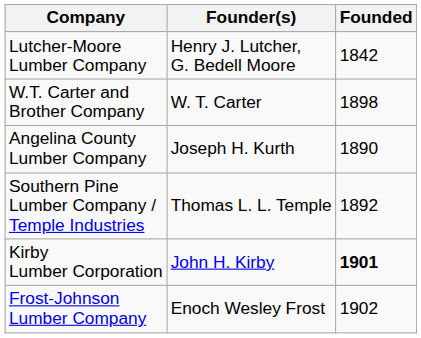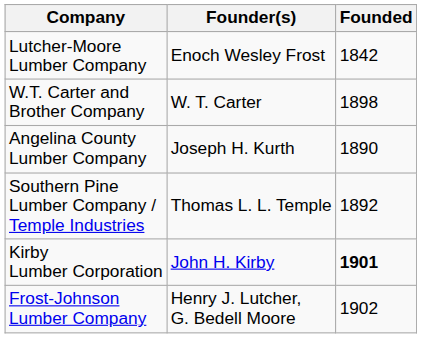(236, 55) Henry J. Lutcher, G. Bedell Moore -> (248, 55) Enoch Wesley Frost
(248, 308) Enoch Wesley Frost -> (236, 308) Henry J. Lutcher, G. Bedell Moore
